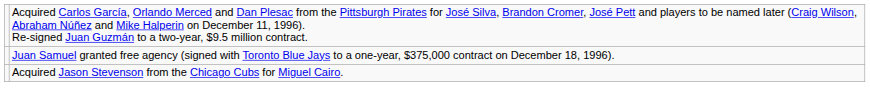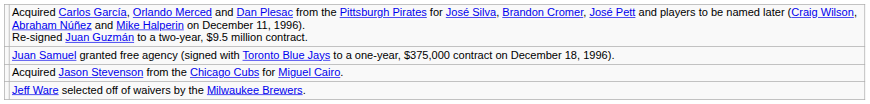+ row: (159, 90)
